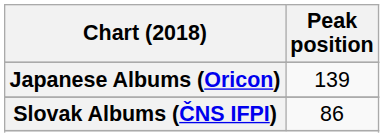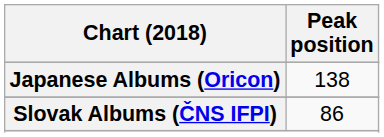(332, 79) 139 -> (332, 79) 138
